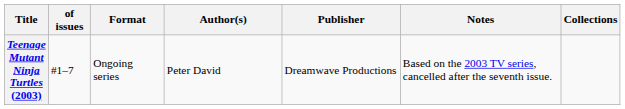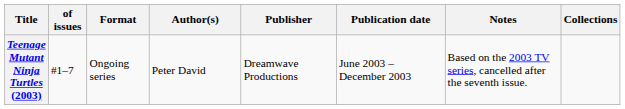+ column: (391, 19)
